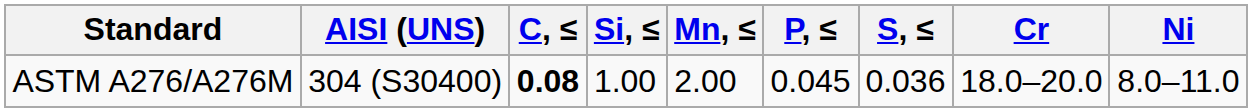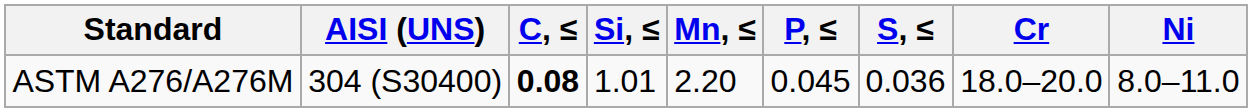(625, 80) 1.00 -> (625, 80) 1.01
(705, 80) 2.00 -> (705, 80) 2.20
